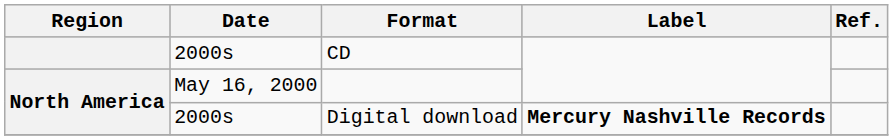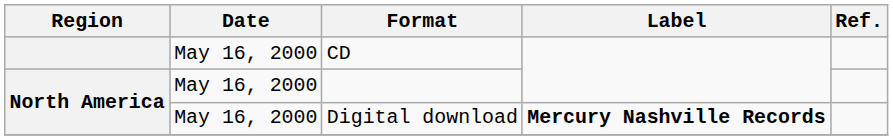(204, 53) 2000s -> (246, 53) May 16, 2000
(204, 118) 2000s -> (246, 118) May 16, 2000
